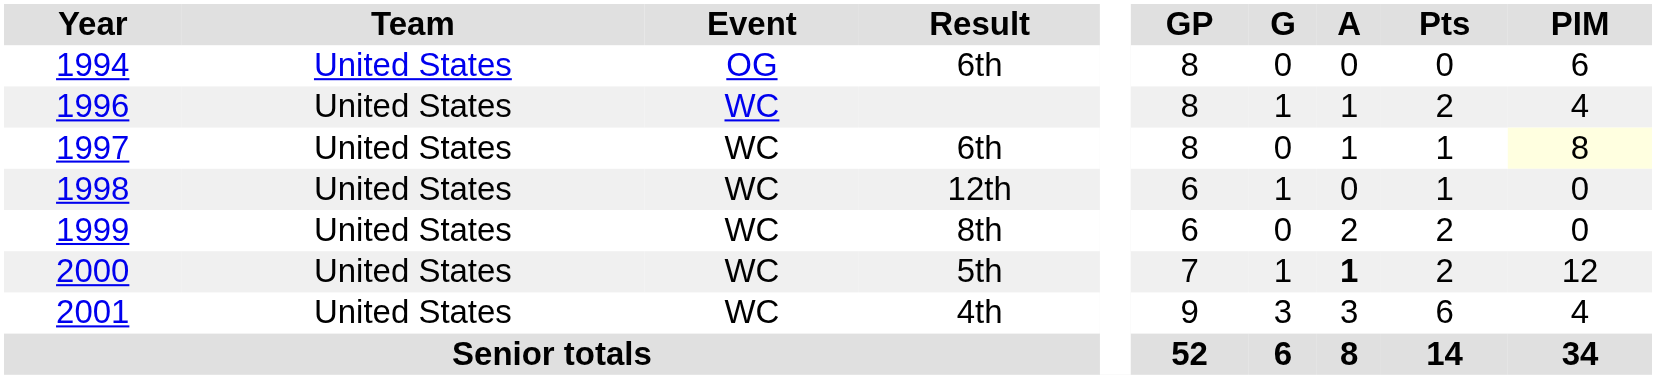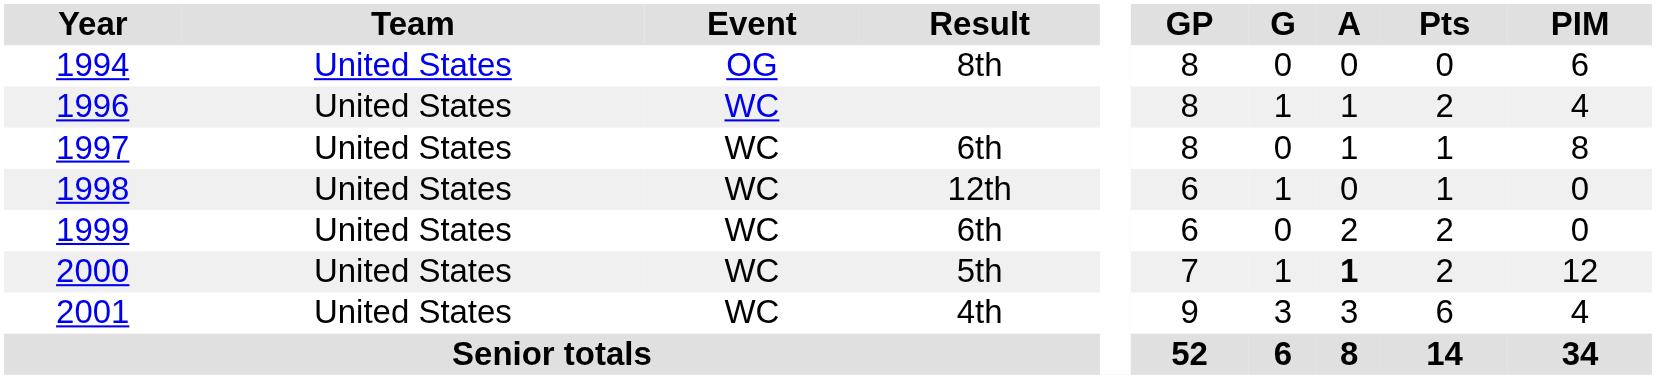(980, 65) 6th -> (980, 65) 8th
(1580, 147) lightyellow background -> (1580, 147) no background
(980, 230) 8th -> (980, 230) 6th
